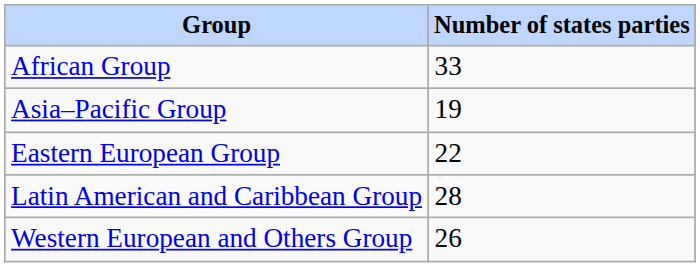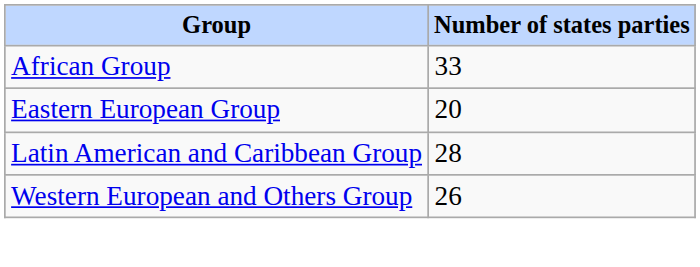- row: (119, 109)
(448, 152) 22 -> (448, 109) 20
